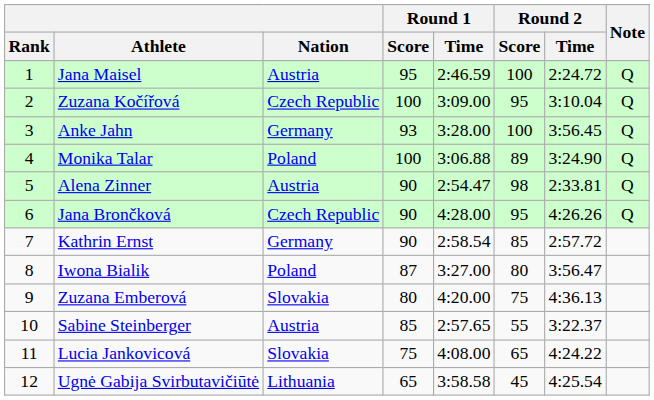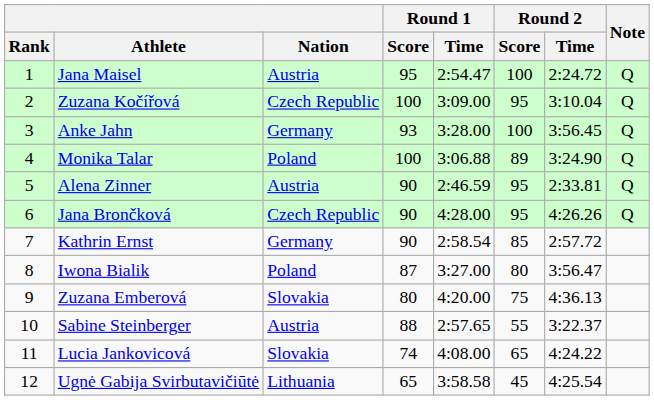(464, 74) 2:46.59 -> (464, 74) 2:54.47
(464, 185) 2:54.47 -> (464, 185) 2:46.59
(519, 185) 98 -> (519, 185) 95
(408, 325) 85 -> (408, 325) 88
(408, 353) 75 -> (408, 353) 74
